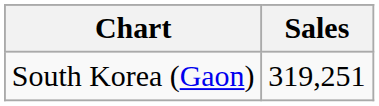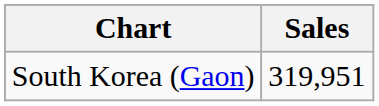(317, 75) 319,251 -> (317, 75) 319,951
